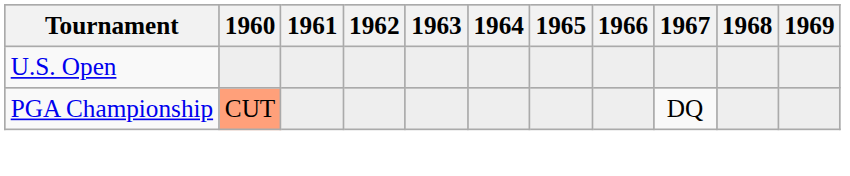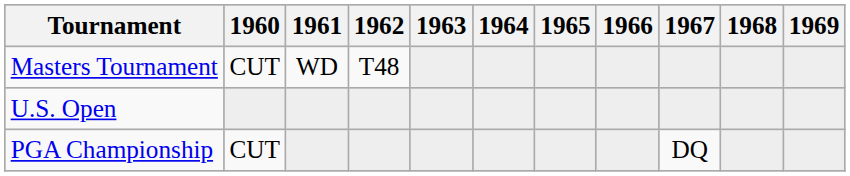+ row: (114, 67)
(250, 108) lightsalmon background -> (255, 150) no background
